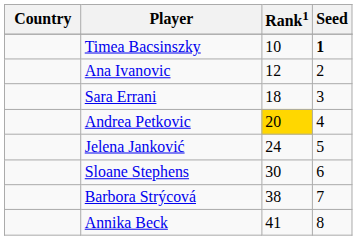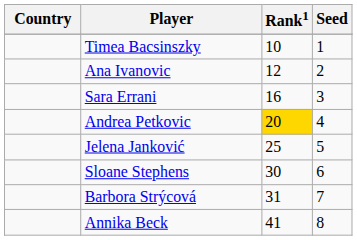(320, 46) bold -> (320, 46) normal
(273, 96) 18 -> (273, 96) 16
(273, 146) 24 -> (273, 146) 25
(273, 197) 38 -> (273, 197) 31
